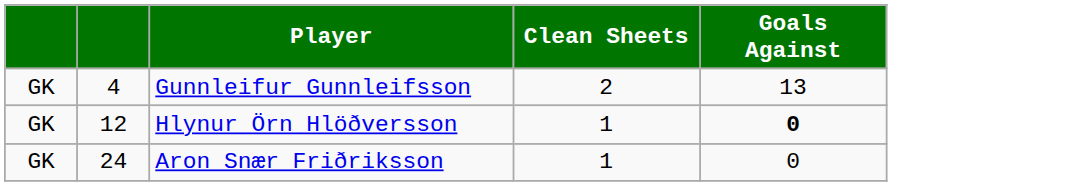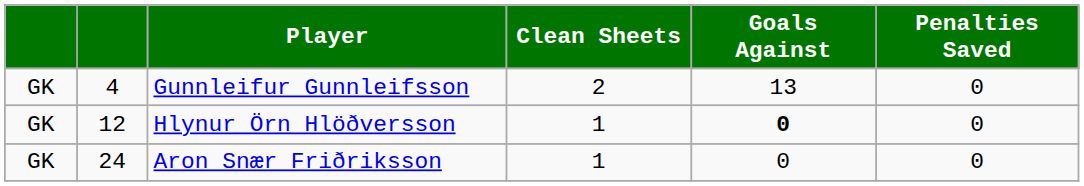+ column: (977, 37)
